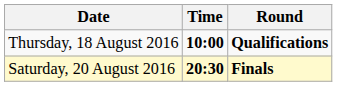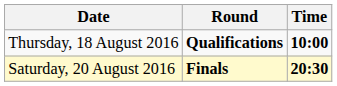columns swapped: (205, 17) <-> (280, 17)
